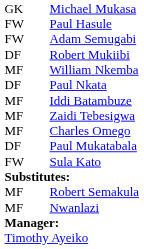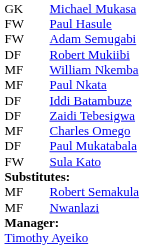(13, 85) DF -> (14, 85) MF
(14, 100) MF -> (13, 100) DF
(14, 115) MF -> (13, 115) DF
